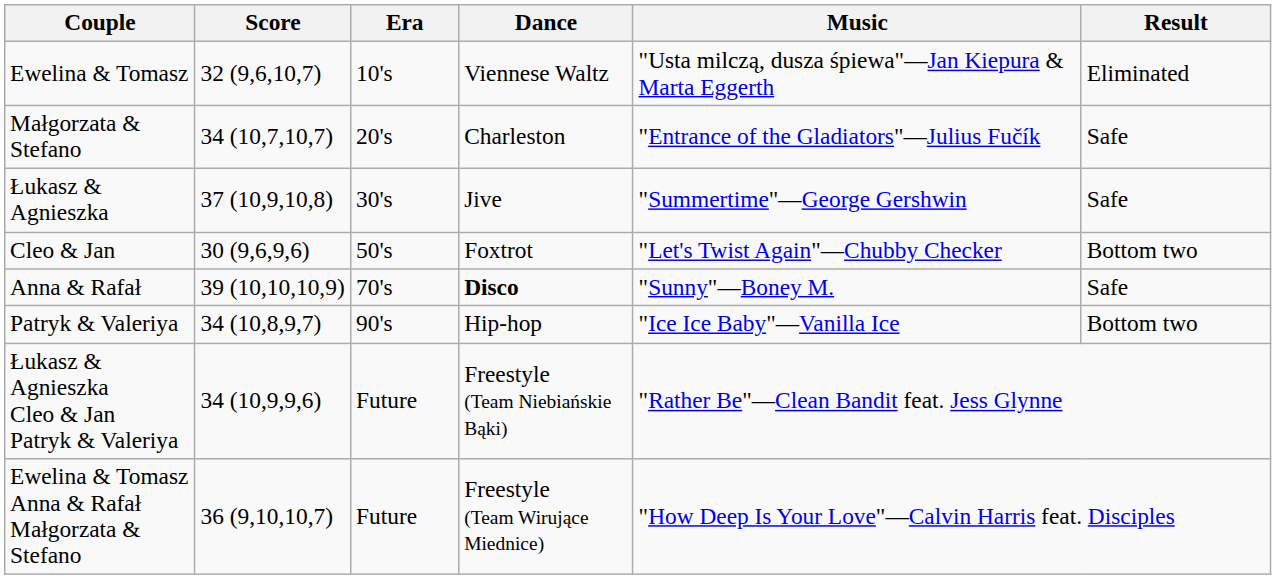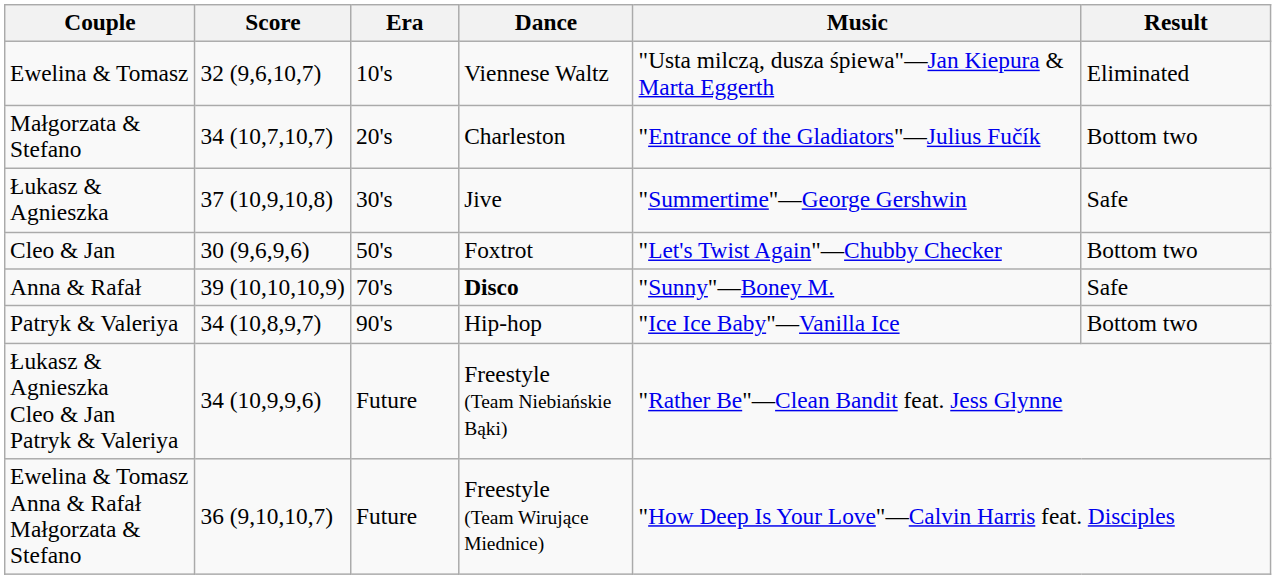(1107, 136) Safe -> (1142, 136) Bottom two
